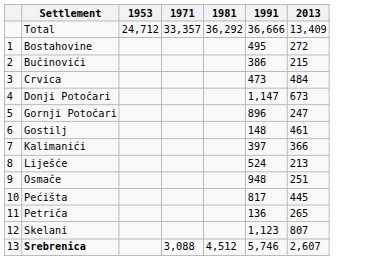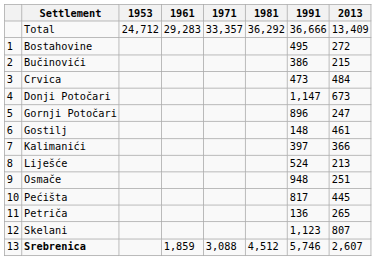+ column: (182, 13)
